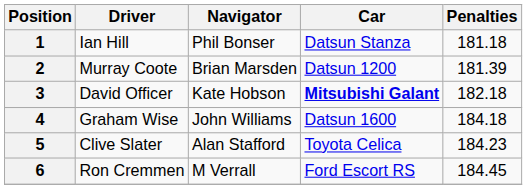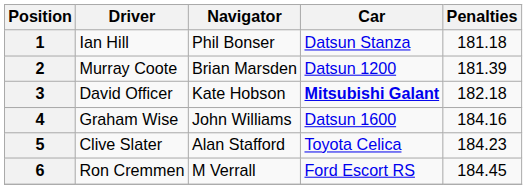(482, 119) 184.18 -> (482, 119) 184.16
